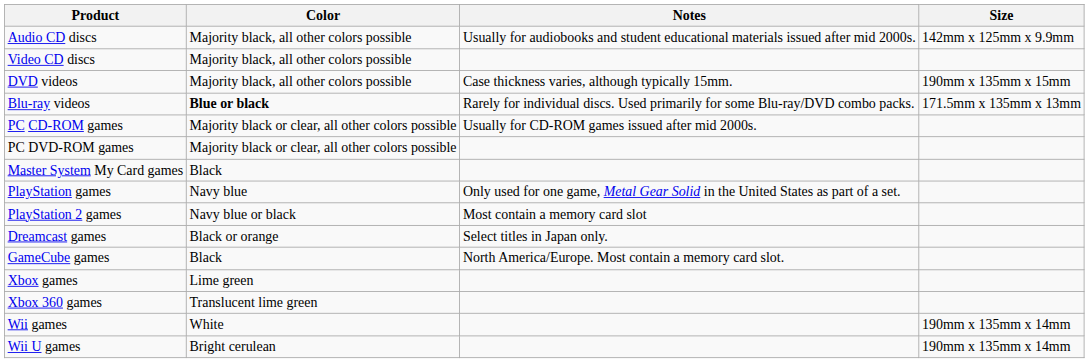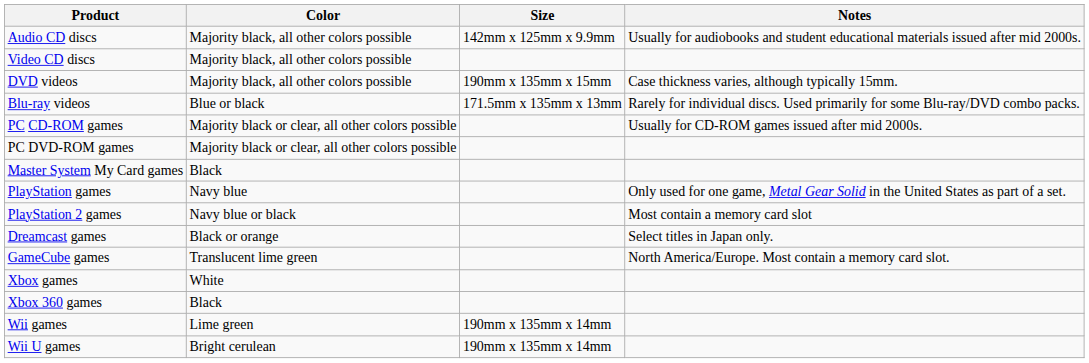columns swapped: (1002, 15) <-> (689, 15)
(229, 103) bold -> (227, 103) normal
(206, 258) Black -> (253, 258) Translucent lime green
(221, 280) Lime green -> (207, 280) White
(253, 302) Translucent lime green -> (206, 302) Black
(207, 324) White -> (221, 324) Lime green
